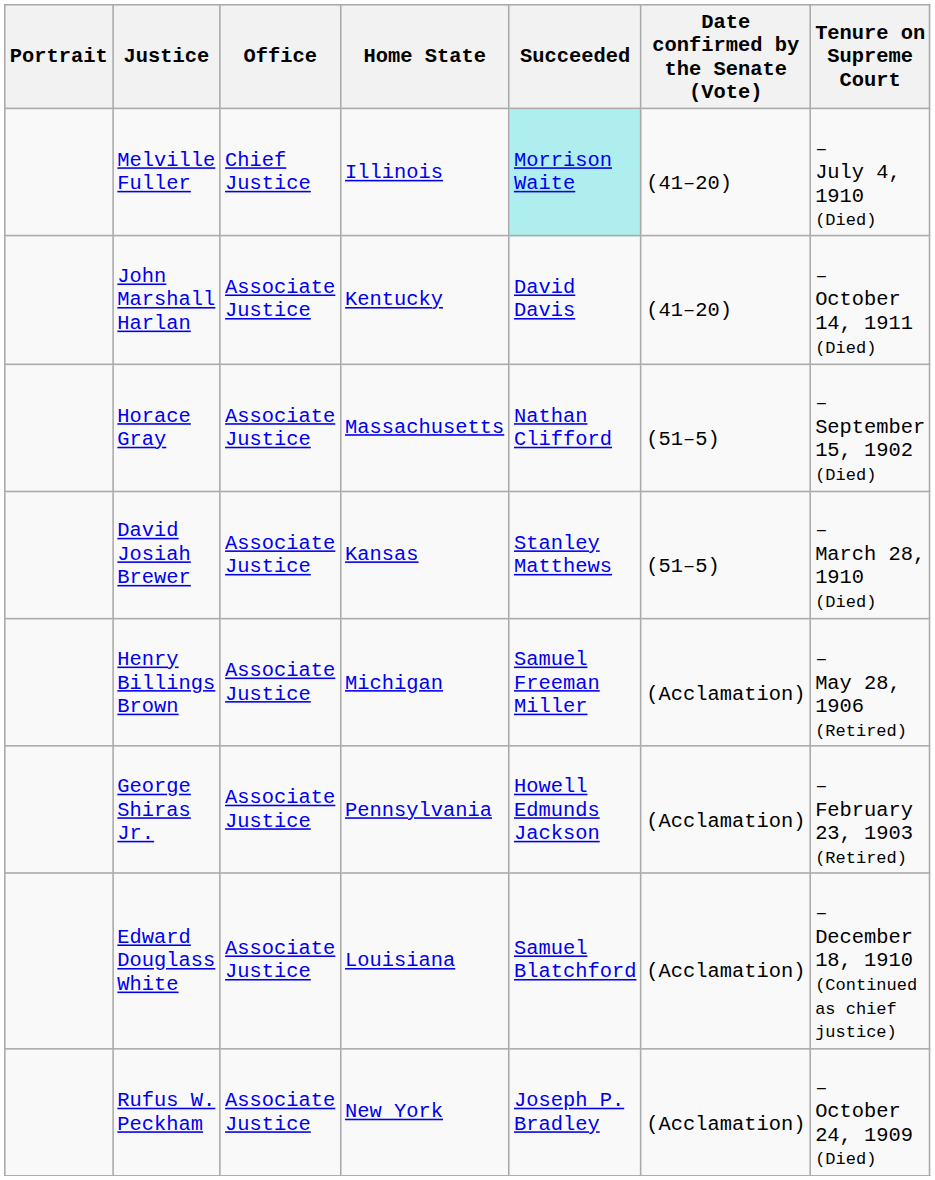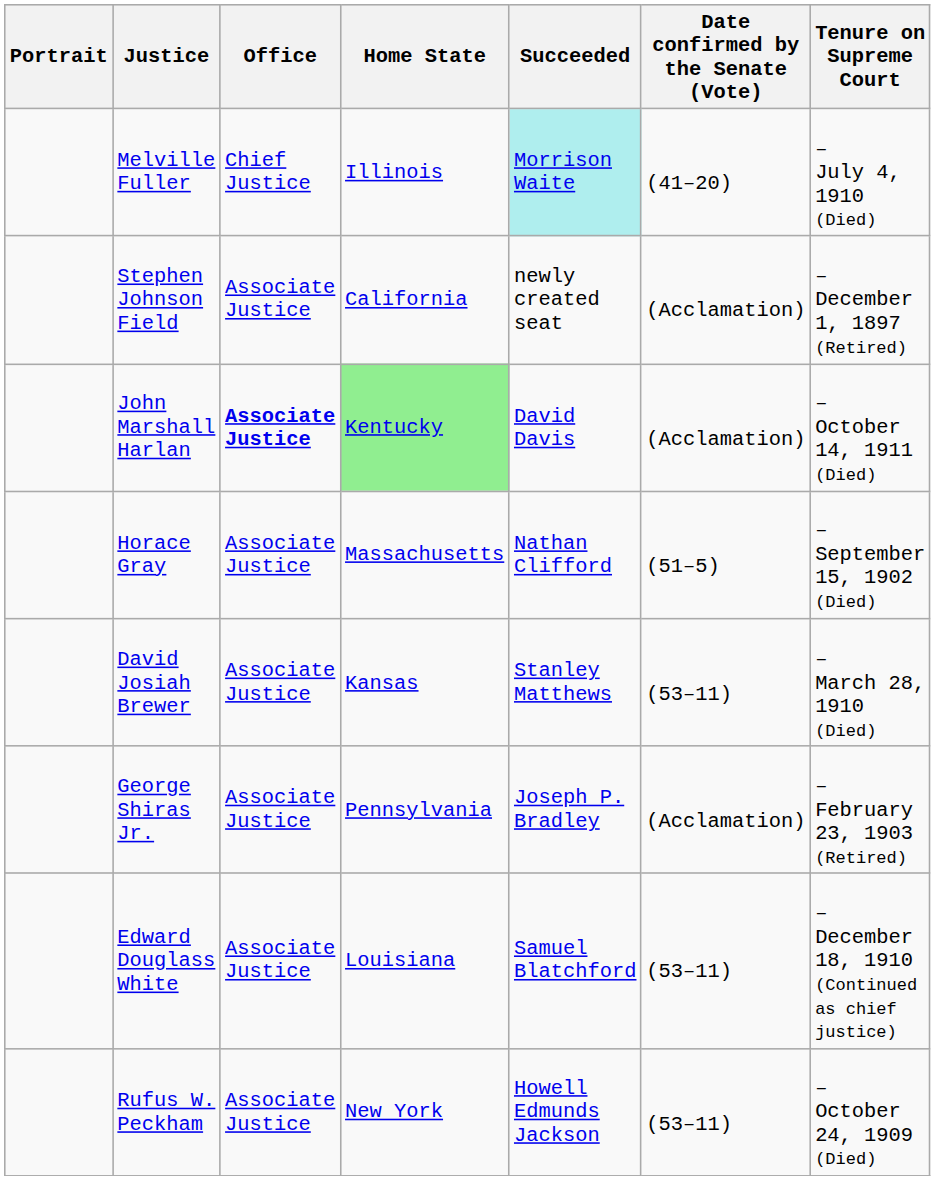+ row: (160, 300)
(280, 300) normal -> (280, 427) bold
(394, 300) no background -> (394, 427) lightgreen background
(689, 312) (41–20) -> (726, 439) (Acclamation)
(683, 567) (51–5) -> (689, 694) (53–11)
- row: (166, 682)
(557, 810) Howell Edmunds Jackson -> (569, 810) Joseph P. Bradley
(726, 973) (Acclamation) -> (689, 973) (53–11)
(569, 1112) Joseph P. Bradley -> (557, 1112) Howell Edmunds Jackson
(726, 1124) (Acclamation) -> (689, 1124) (53–11)
